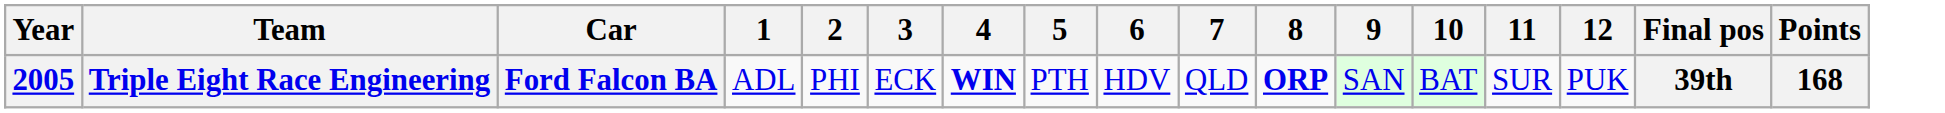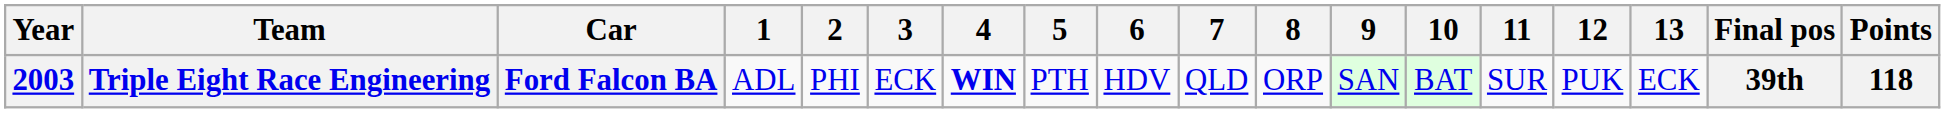+ column: (1669, 29)
(43, 80) 2005 -> (43, 80) 2003
(1296, 80) bold -> (1293, 80) normal
(1820, 80) 168 -> (1891, 80) 118
